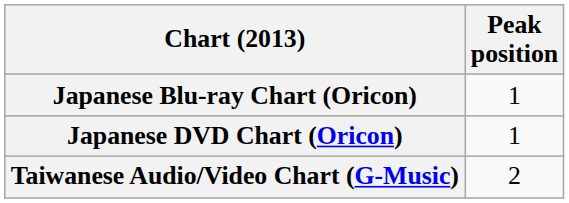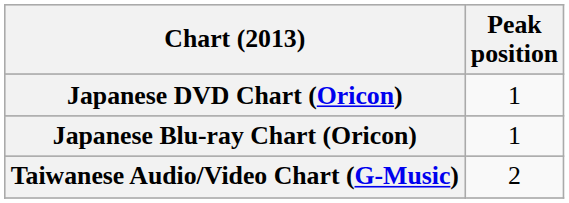rows swapped: (235, 135) <-> (235, 94)
